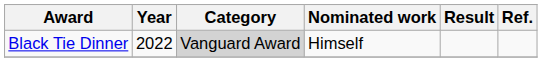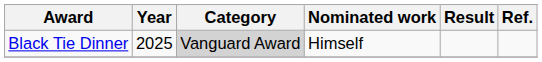(154, 43) 2022 -> (154, 43) 2025
